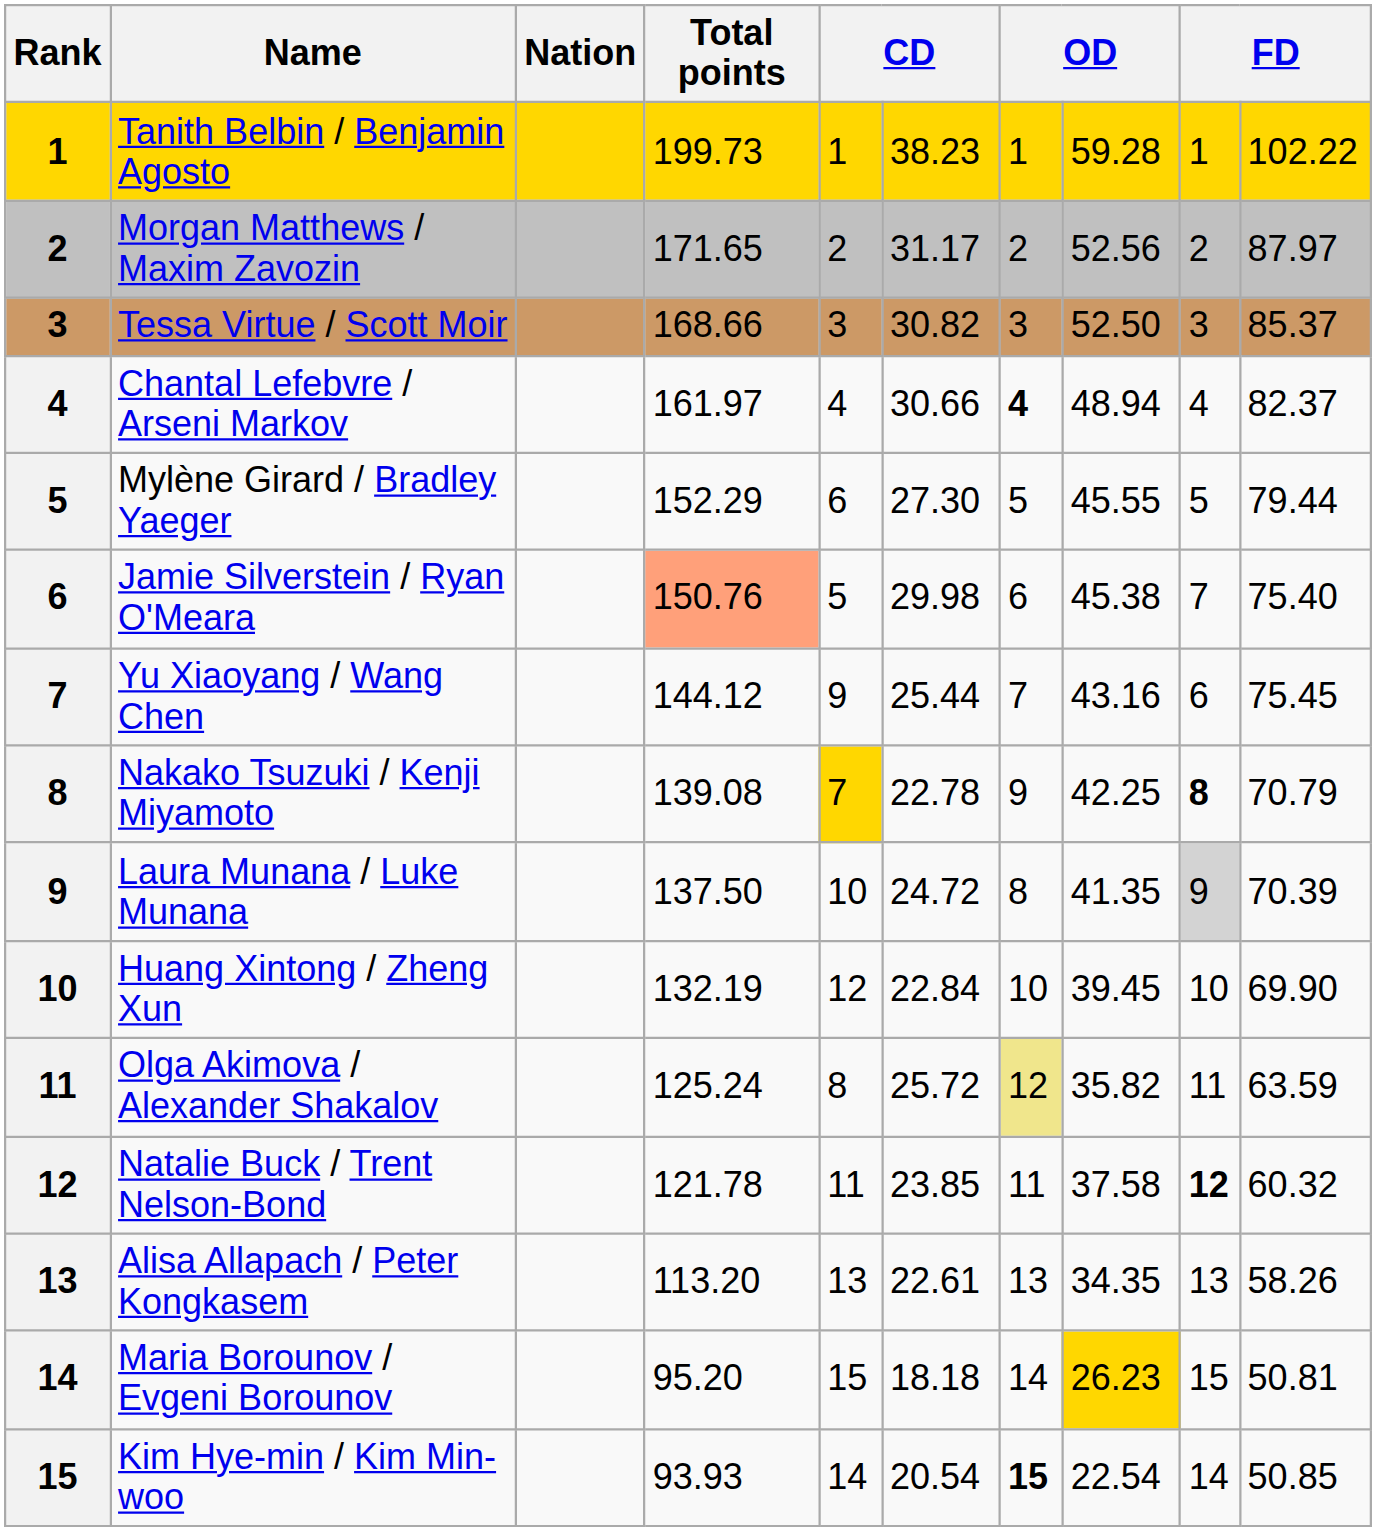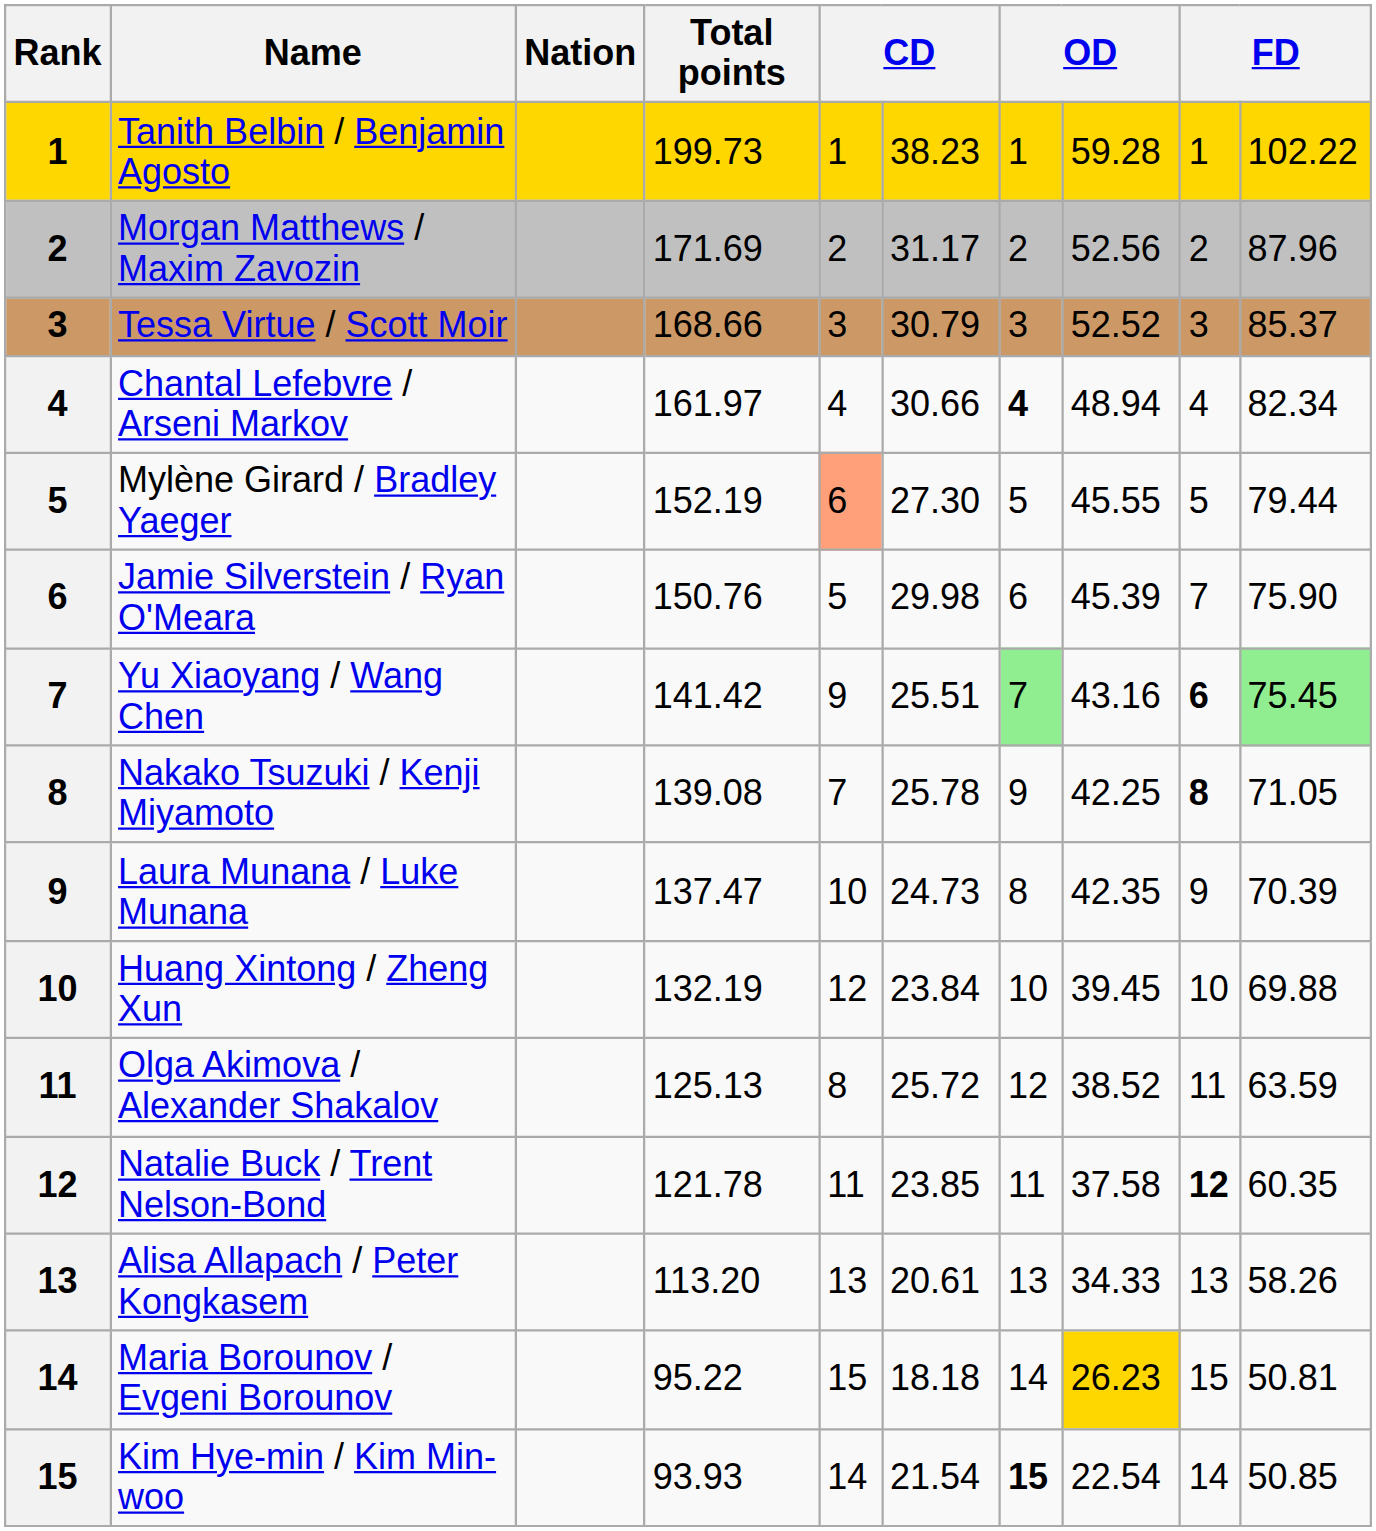(708, 248) 171.65 -> (708, 248) 171.69
(1293, 248) 87.97 -> (1293, 248) 87.96
(935, 325) 30.82 -> (935, 325) 30.79
(1116, 325) 52.50 -> (1116, 325) 52.52
(1293, 403) 82.37 -> (1293, 403) 82.34
(708, 500) 152.29 -> (708, 500) 152.19
(837, 500) no background -> (837, 500) lightsalmon background
(708, 598) lightsalmon background -> (708, 598) no background
(1116, 598) 45.38 -> (1116, 598) 45.39
(1293, 598) 75.40 -> (1293, 598) 75.90
(708, 695) 144.12 -> (708, 695) 141.42
(935, 695) 25.44 -> (935, 695) 25.51
(1018, 695) no background -> (1018, 695) lightgreen background
(1199, 695) normal -> (1199, 695) bold
(1293, 695) no background -> (1293, 695) lightgreen background
(837, 793) gold background -> (837, 793) no background
(935, 793) 22.78 -> (935, 793) 25.78
(1293, 793) 70.79 -> (1293, 793) 71.05
(708, 891) 137.50 -> (708, 891) 137.47
(935, 891) 24.72 -> (935, 891) 24.73
(1116, 891) 41.35 -> (1116, 891) 42.35
(1199, 891) lightgrey background -> (1199, 891) no background
(935, 988) 22.84 -> (935, 988) 23.84
(1293, 988) 69.90 -> (1293, 988) 69.88
(708, 1086) 125.24 -> (708, 1086) 125.13
(1028, 1086) khaki background -> (1028, 1086) no background
(1116, 1086) 35.82 -> (1116, 1086) 38.52
(1293, 1183) 60.32 -> (1293, 1183) 60.35
(935, 1281) 22.61 -> (935, 1281) 20.61
(1116, 1281) 34.35 -> (1116, 1281) 34.33
(698, 1379) 95.20 -> (698, 1379) 95.22
(935, 1476) 20.54 -> (935, 1476) 21.54
